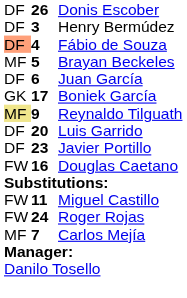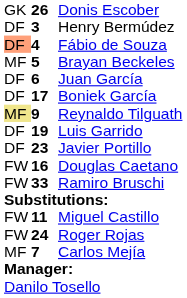(14, 10) DF -> (15, 10) GK
(15, 96) GK -> (14, 96) DF
(40, 131) 20 -> (40, 131) 19
+ row: (111, 182)
